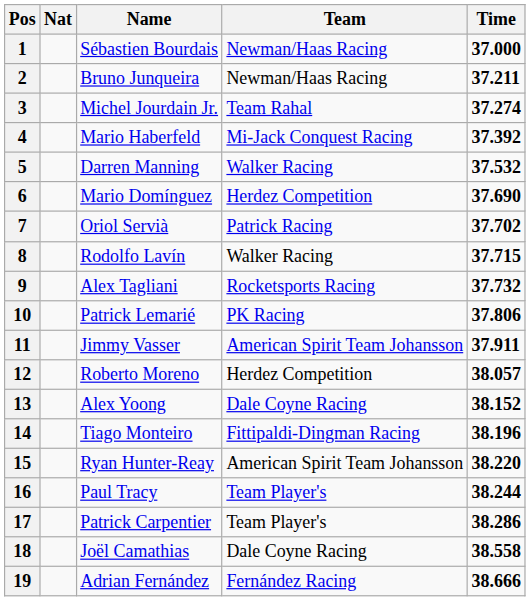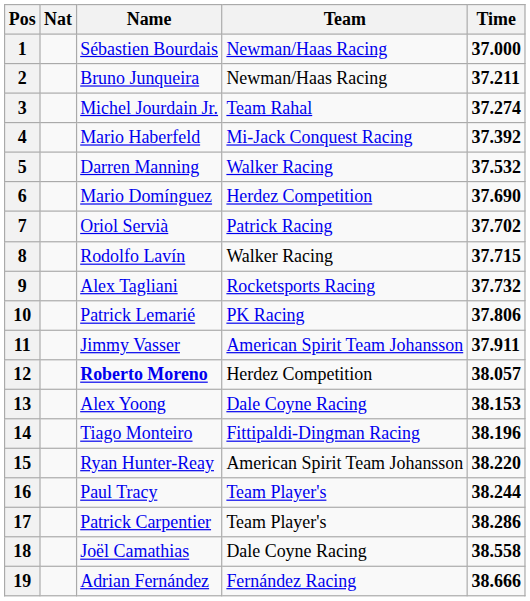(140, 374) normal -> (144, 374) bold
(496, 403) 38.152 -> (496, 403) 38.153
